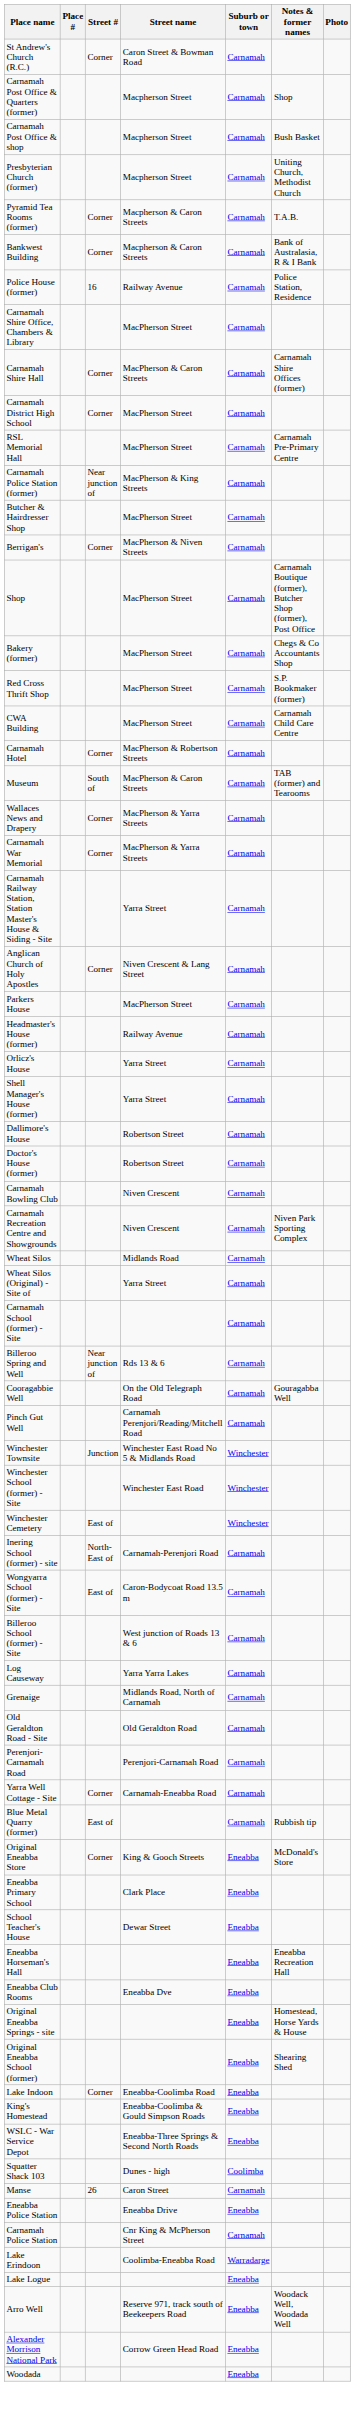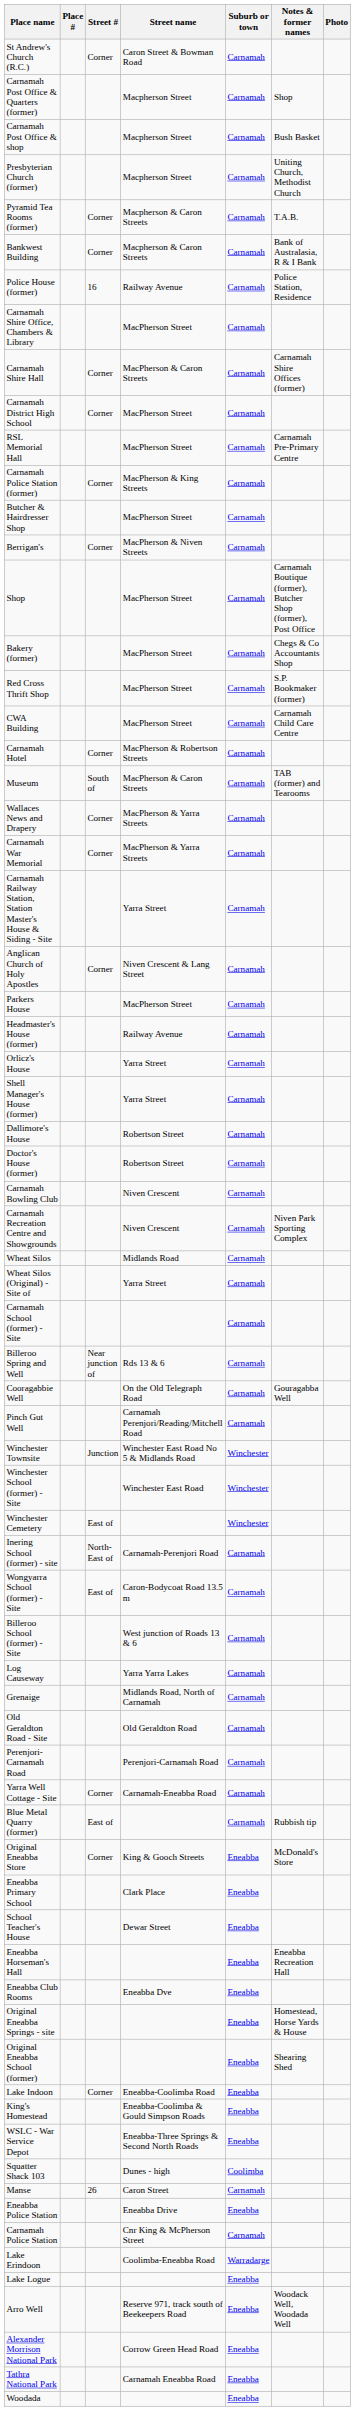(102, 482) Near junction of -> (100, 482) Corner
+ row: (32, 2379)
